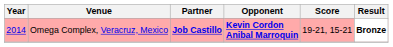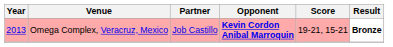(16, 30) 2014 -> (16, 30) 2013
(197, 30) bold -> (195, 30) normal
